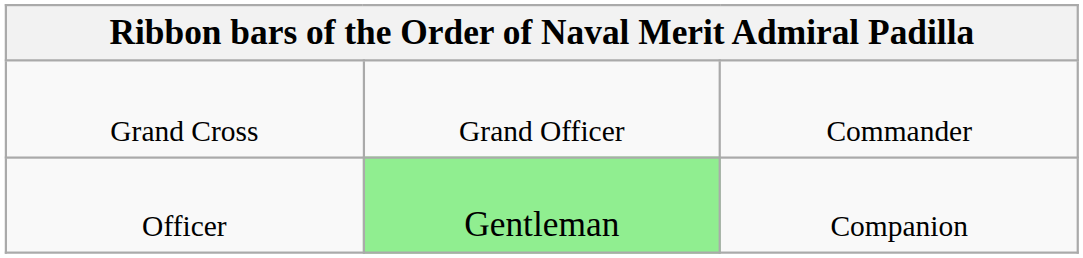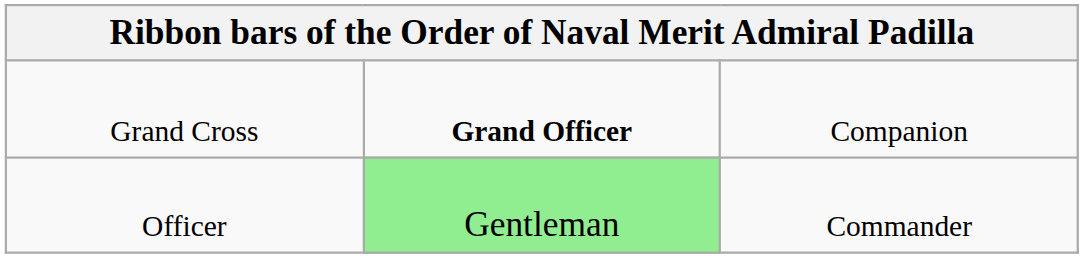(542, 130) normal -> (542, 128) bold
(899, 130) Commander -> (899, 130) Companion
(899, 226) Companion -> (899, 226) Commander
